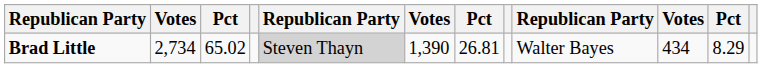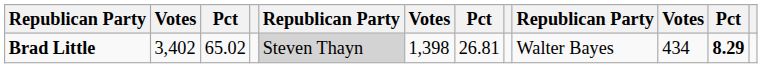(175, 47) 2,734 -> (175, 47) 3,402
(429, 47) 1,390 -> (429, 47) 1,398
(729, 47) normal -> (729, 47) bold
